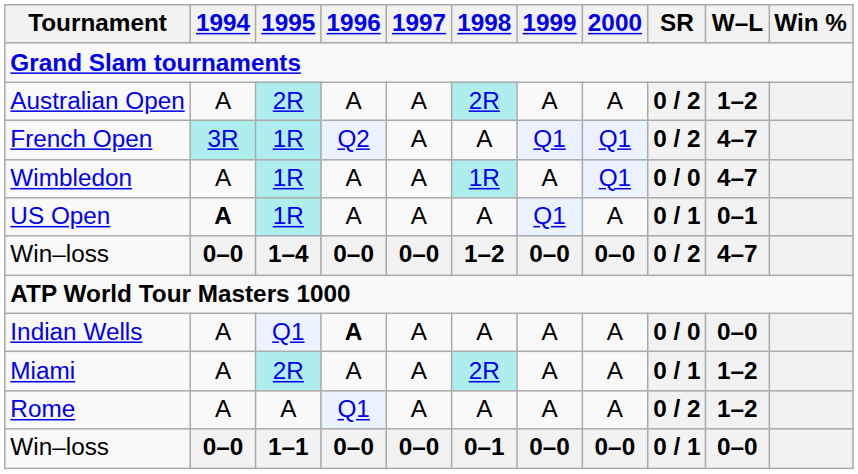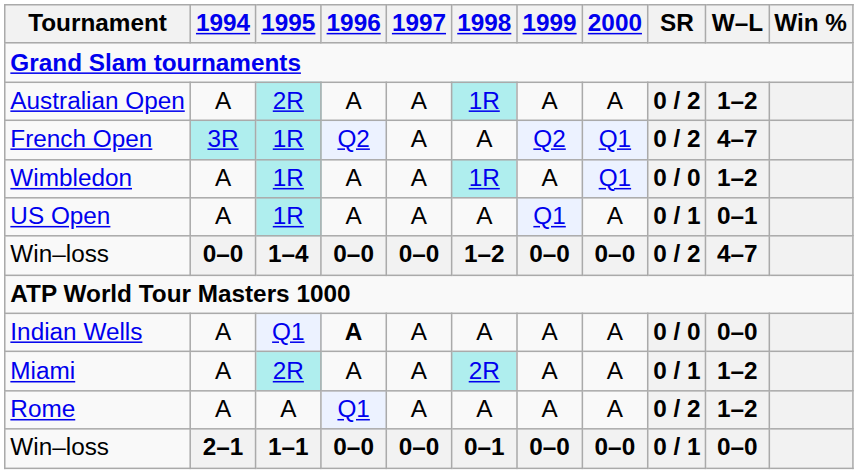(484, 100) 2R -> (484, 100) 1R
(550, 139) Q1 -> (550, 139) Q2
(737, 178) 4–7 -> (737, 178) 1–2
(223, 216) bold -> (223, 216) normal
(223, 448) 0–0 -> (223, 448) 2–1
